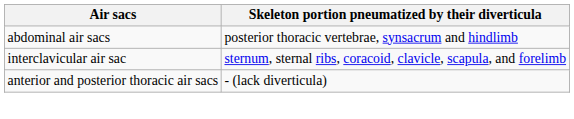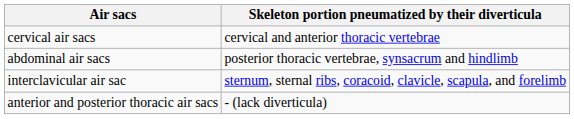+ row: (52, 37)
